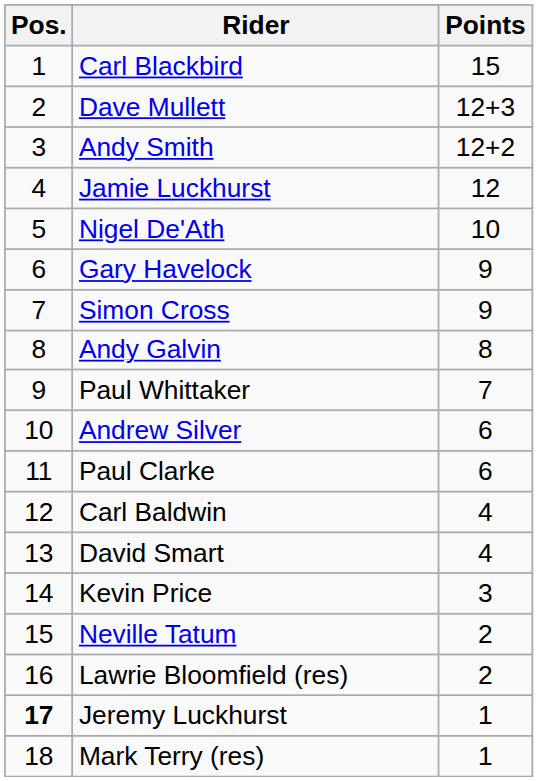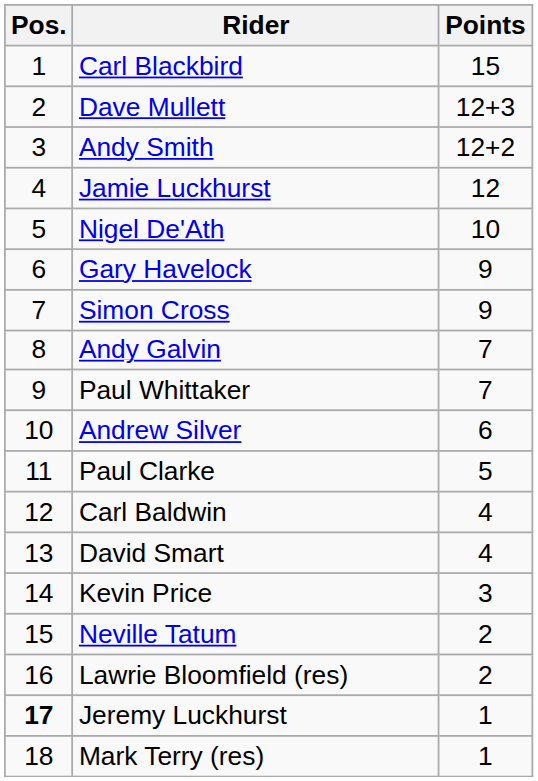(485, 350) 8 -> (485, 350) 7
(485, 472) 6 -> (485, 472) 5
